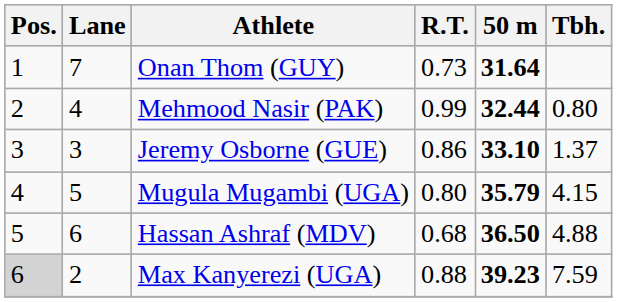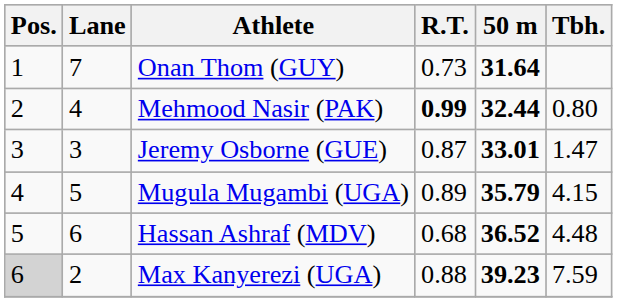(444, 108) normal -> (444, 108) bold
(444, 150) 0.86 -> (444, 150) 0.87
(510, 150) 33.10 -> (510, 150) 33.01
(575, 150) 1.37 -> (575, 150) 1.47
(444, 191) 0.80 -> (444, 191) 0.89
(510, 233) 36.50 -> (510, 233) 36.52
(575, 233) 4.88 -> (575, 233) 4.48
